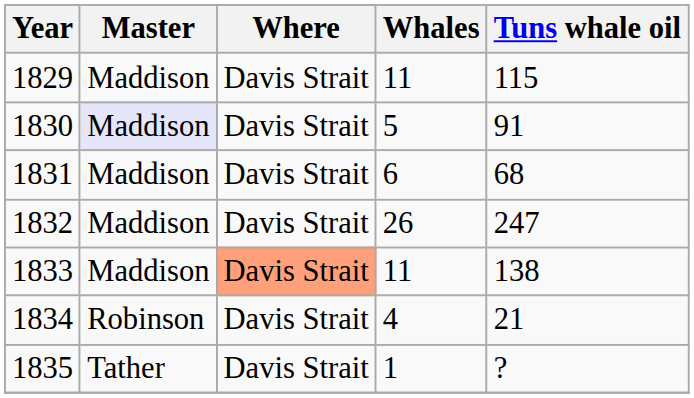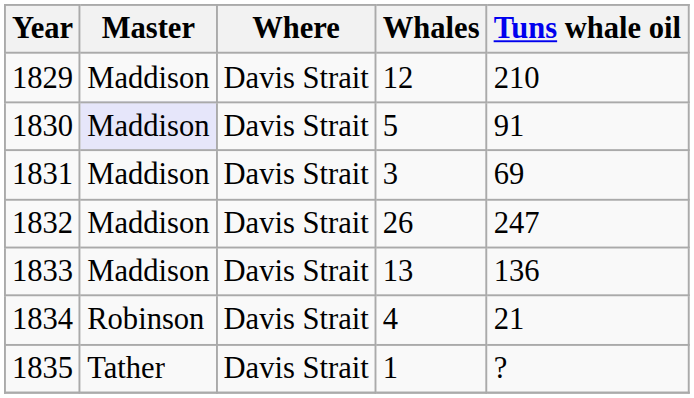(397, 77) 11 -> (398, 77) 12
(516, 77) 115 -> (517, 77) 210
(390, 174) 6 -> (390, 174) 3
(509, 174) 68 -> (509, 174) 69
(296, 271) lightsalmon background -> (296, 271) no background
(397, 271) 11 -> (398, 271) 13
(517, 271) 138 -> (517, 271) 136
